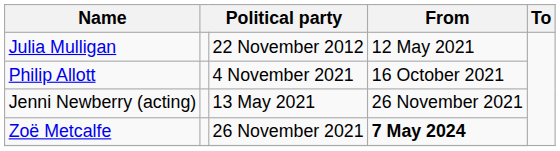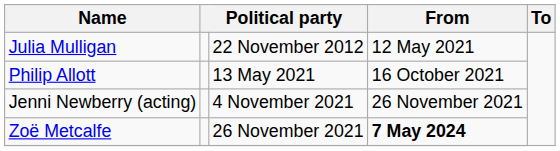(283, 74) 4 November 2021 -> (264, 74) 13 May 2021
(264, 103) 13 May 2021 -> (283, 103) 4 November 2021
